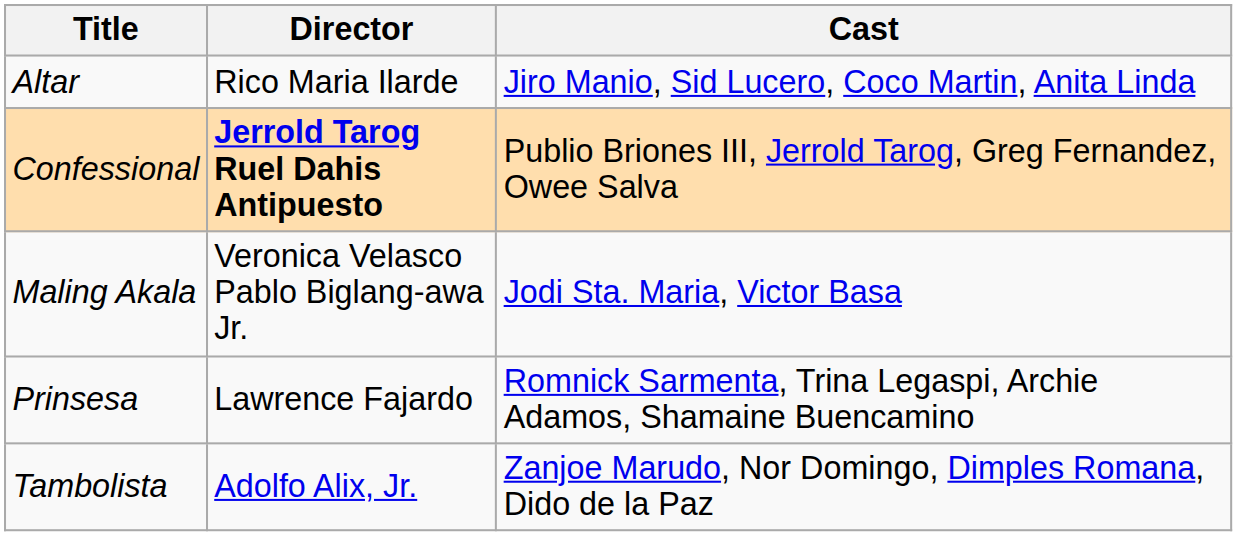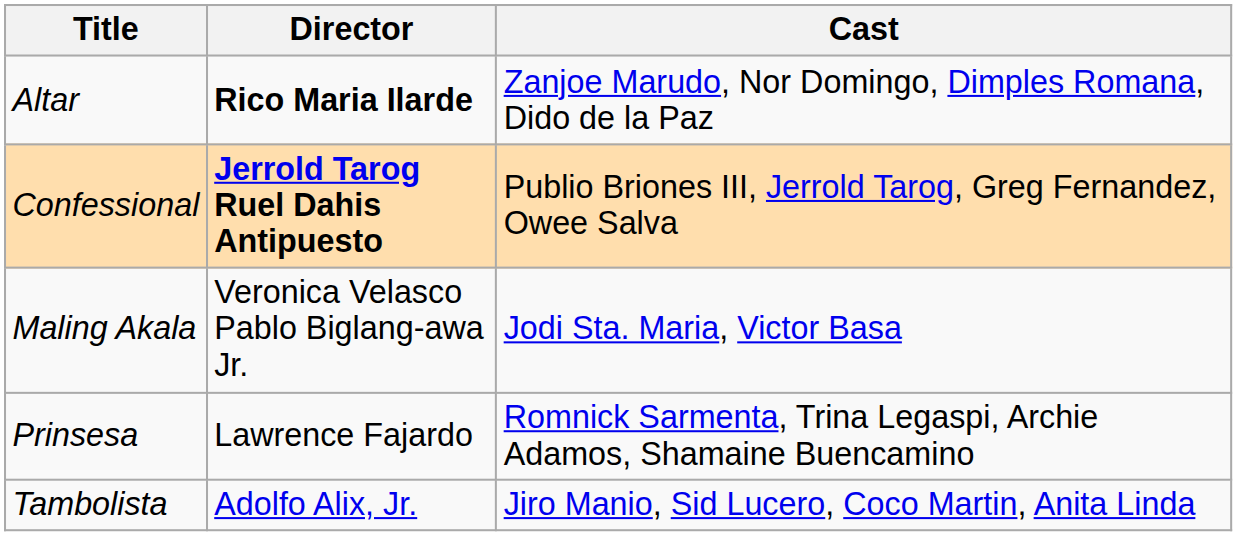(336, 81) normal -> (344, 99) bold
(850, 81) Jiro Manio, Sid Lucero, Coco Martin, Anita Linda -> (854, 99) Zanjoe Marudo, Nor Domingo, Dimples Romana, Dido de la Paz
(854, 486) Zanjoe Marudo, Nor Domingo, Dimples Romana, Dido de la Paz -> (850, 504) Jiro Manio, Sid Lucero, Coco Martin, Anita Linda
